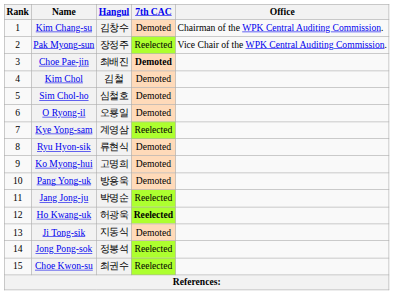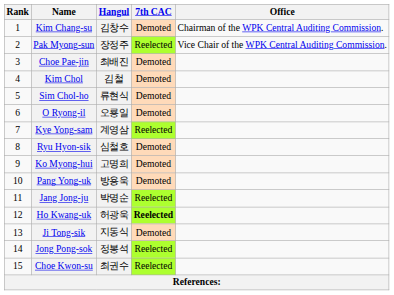(153, 62) bold -> (153, 62) normal
(114, 96) 심철호 -> (114, 96) 류현식
(114, 147) 류현식 -> (114, 147) 심철호
